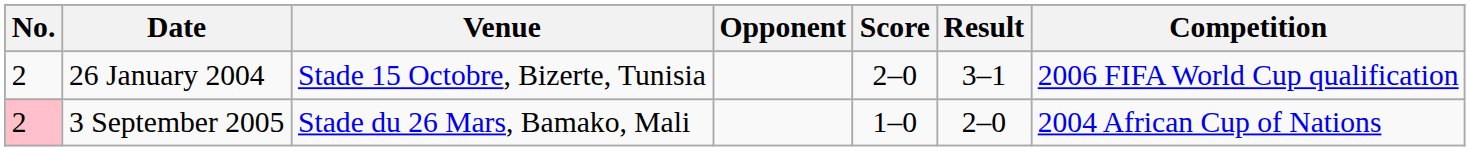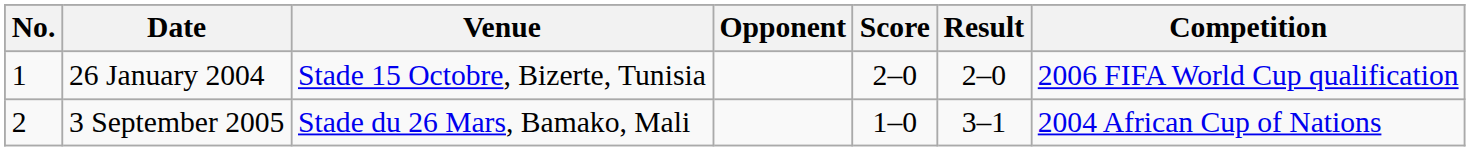(19, 74) 2 -> (19, 74) 1
(984, 74) 3–1 -> (984, 74) 2–0
(19, 121) pink background -> (19, 121) no background
(984, 121) 2–0 -> (984, 121) 3–1
